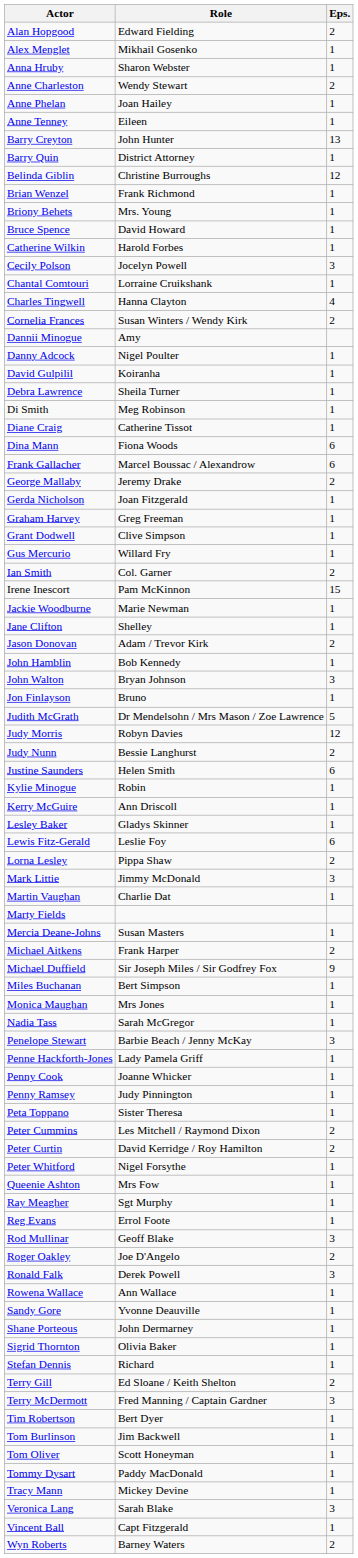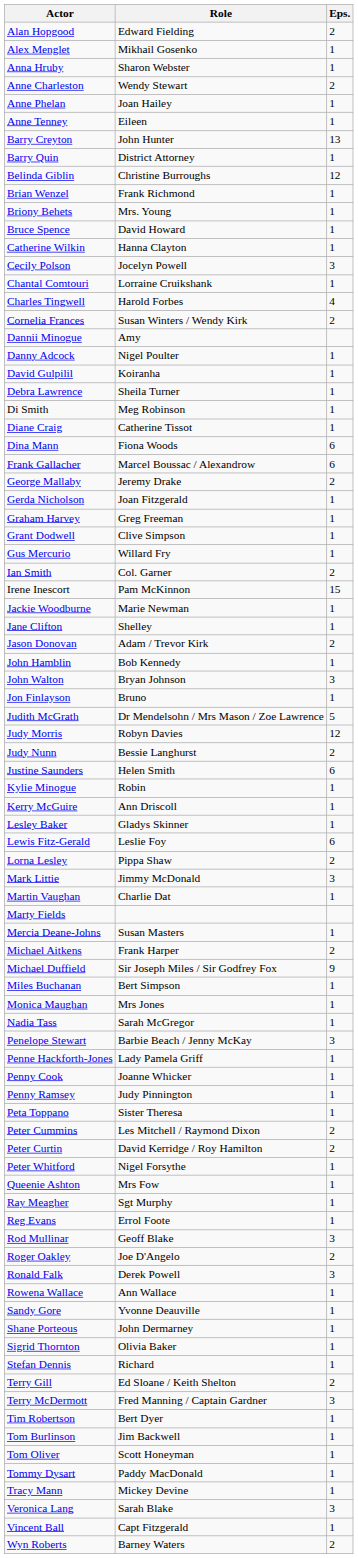(151, 247) Harold Forbes -> (152, 247) Hanna Clayton
(152, 301) Hanna Clayton -> (151, 301) Harold Forbes
